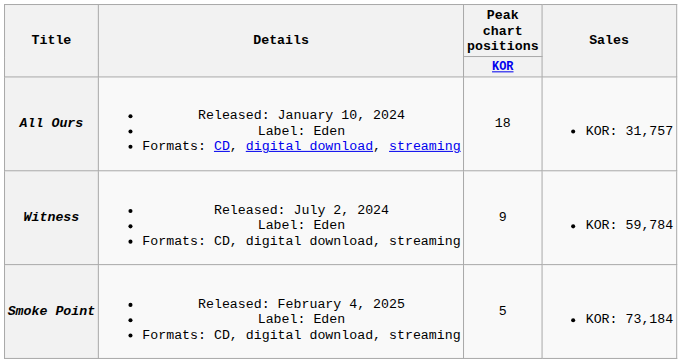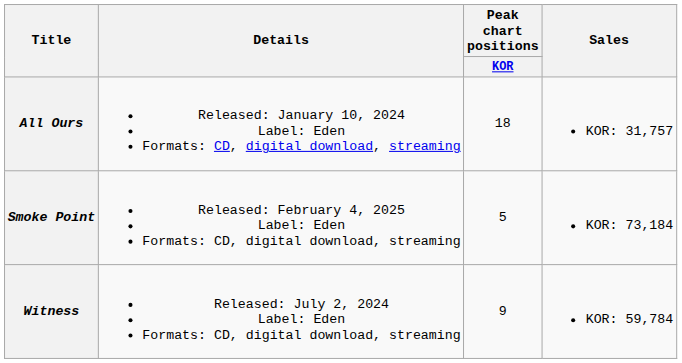rows swapped: (51, 218) <-> (51, 312)
